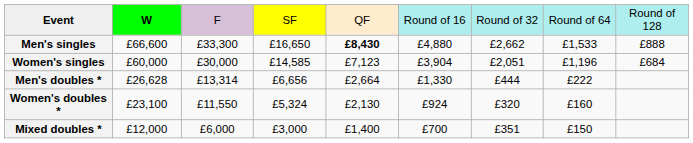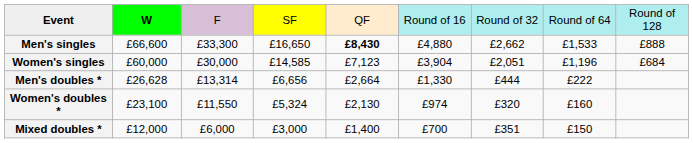(435, 105) £924 -> (435, 105) £974
